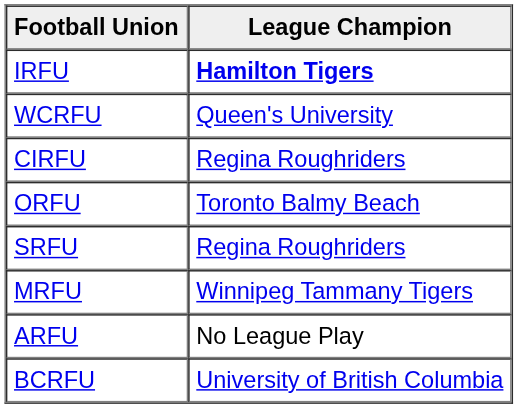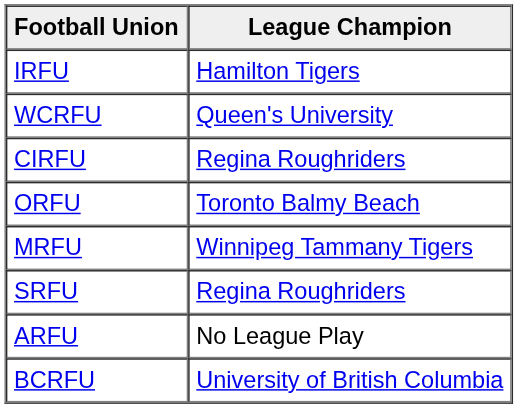(285, 71) bold -> (278, 71) normal
rows swapped: (48, 291) <-> (46, 247)
